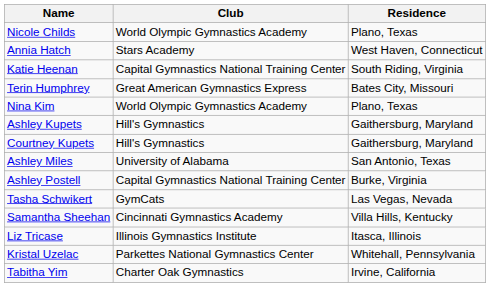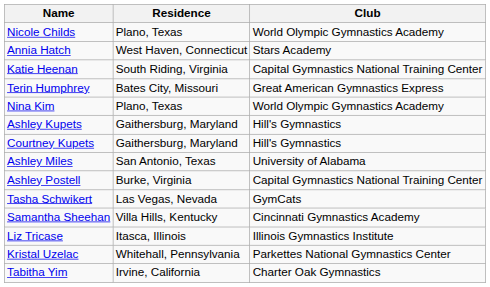columns swapped: (231, 13) <-> (417, 13)
